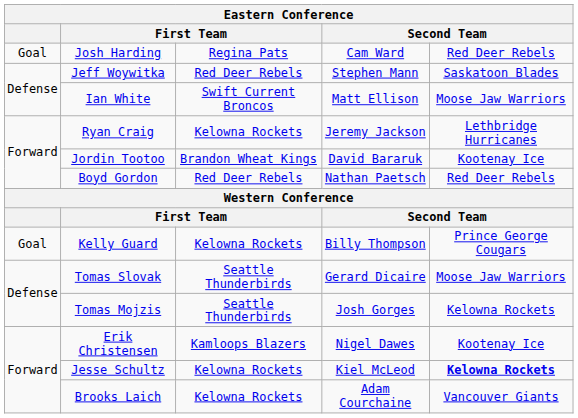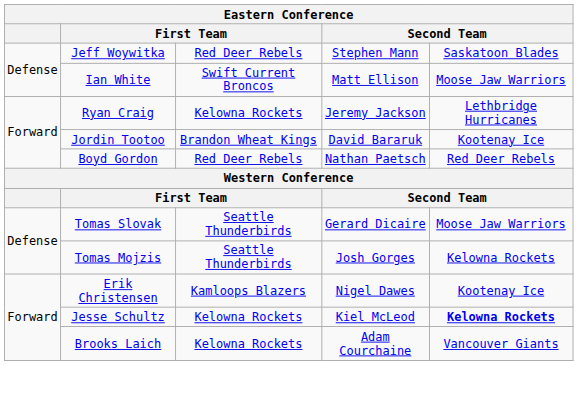- row: (118, 53)
- row: (118, 244)
